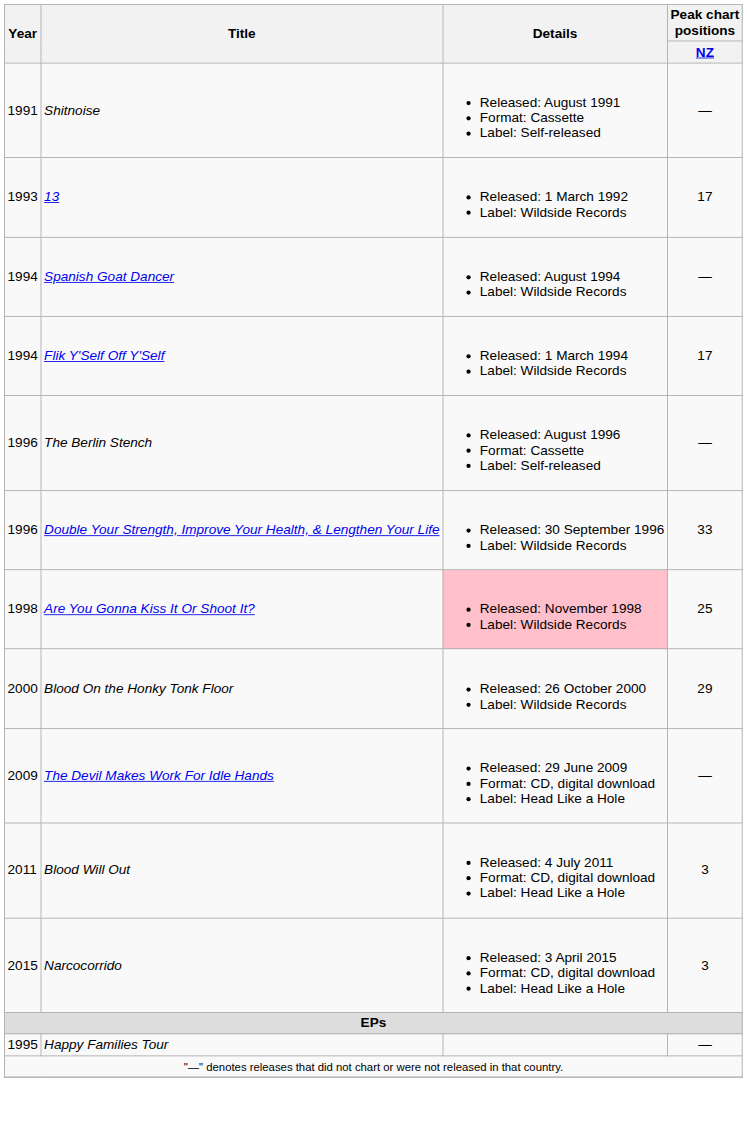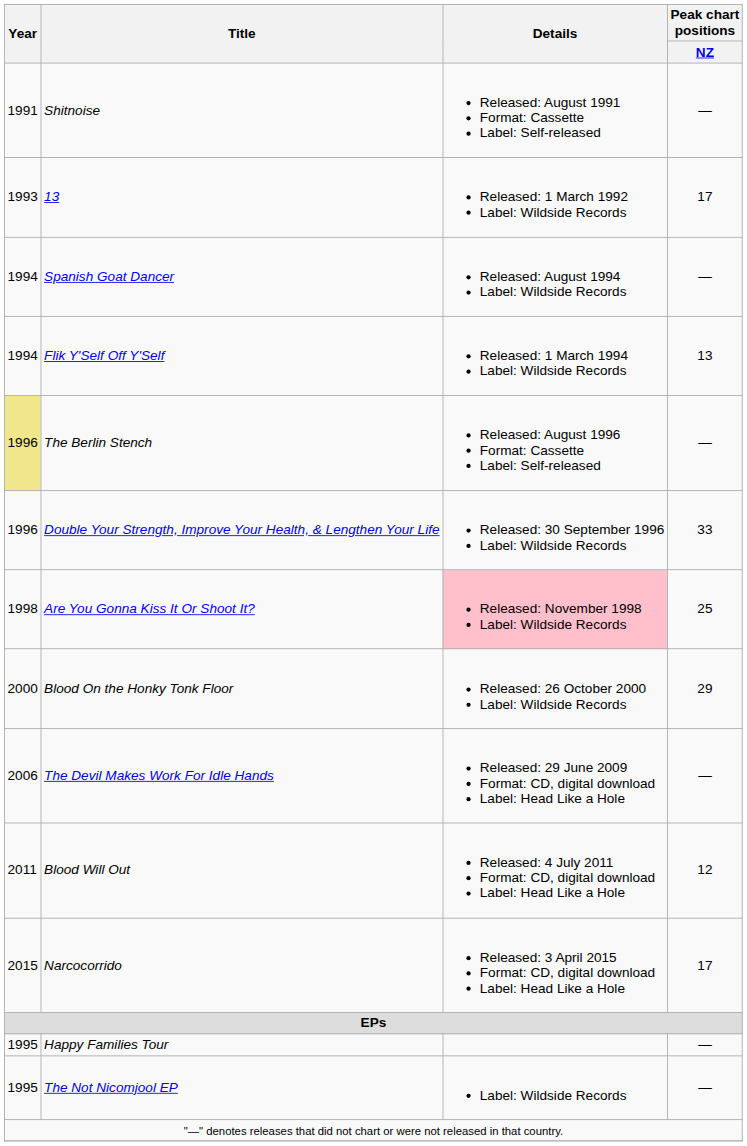(705, 356) 17 -> (705, 356) 13
(23, 443) no background -> (23, 443) khaki background
(23, 775) 2009 -> (23, 775) 2006
(705, 870) 3 -> (705, 870) 12
(705, 965) 3 -> (705, 965) 17
+ row: (111, 1087)
